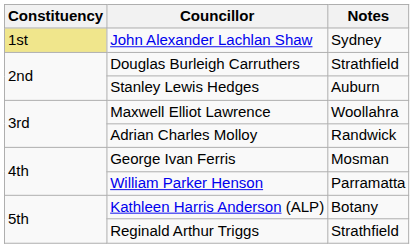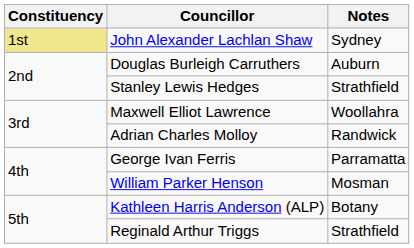(365, 64) Strathfield -> (355, 64) Auburn
(355, 87) Auburn -> (365, 87) Strathfield
(360, 159) Mosman -> (368, 159) Parramatta
(368, 183) Parramatta -> (360, 183) Mosman
